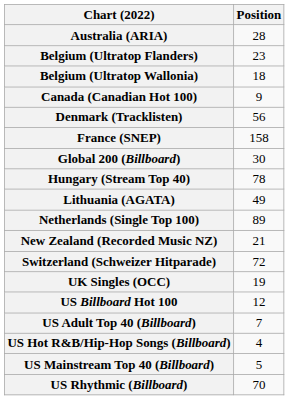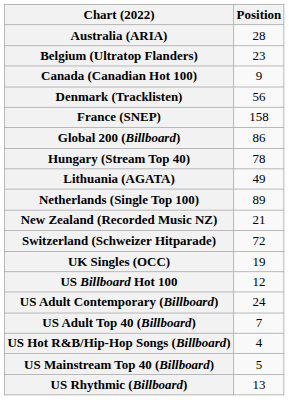- row: (119, 76)
(259, 158) 30 -> (259, 138) 86
+ row: (119, 302)
(259, 384) 70 -> (259, 384) 13
